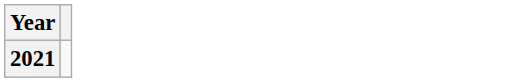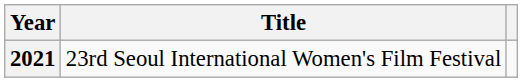+ column: (284, 22)
